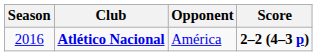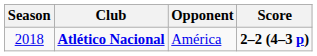(29, 39) 2016 -> (29, 39) 2018
